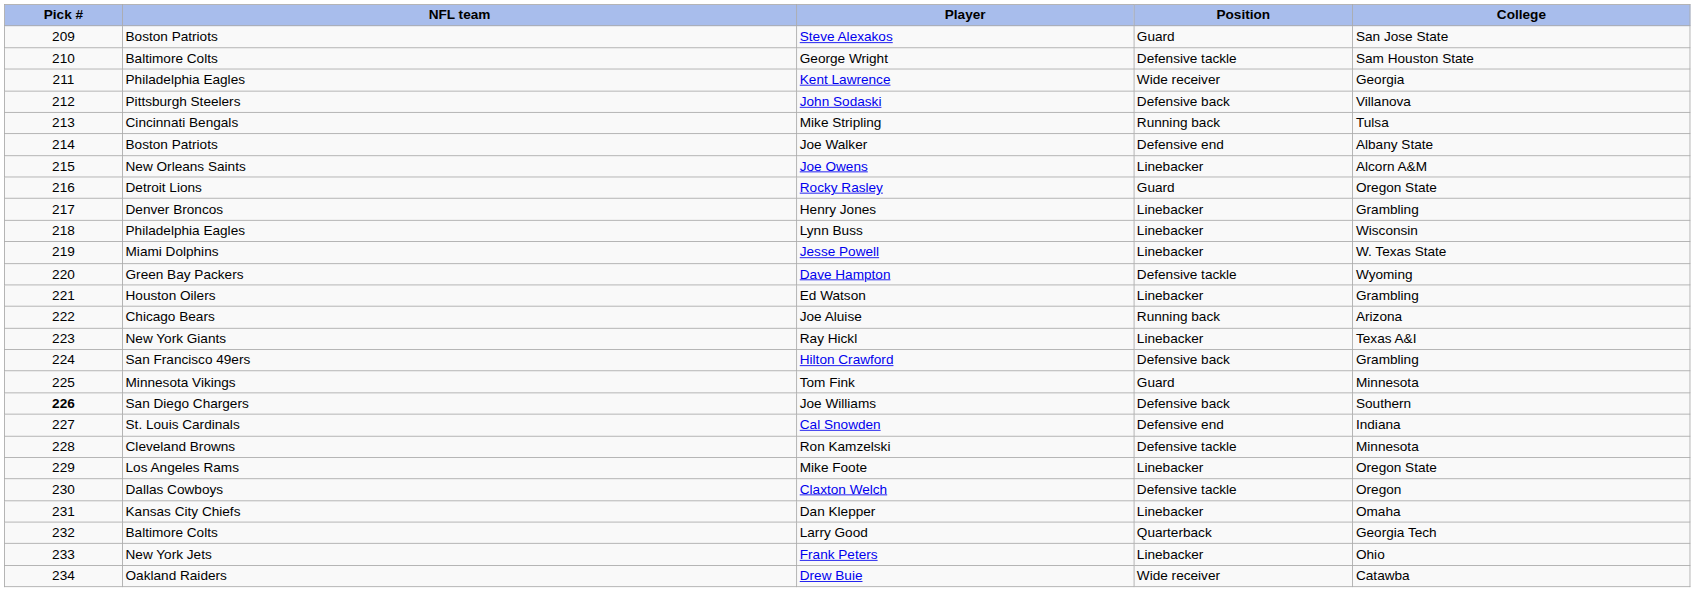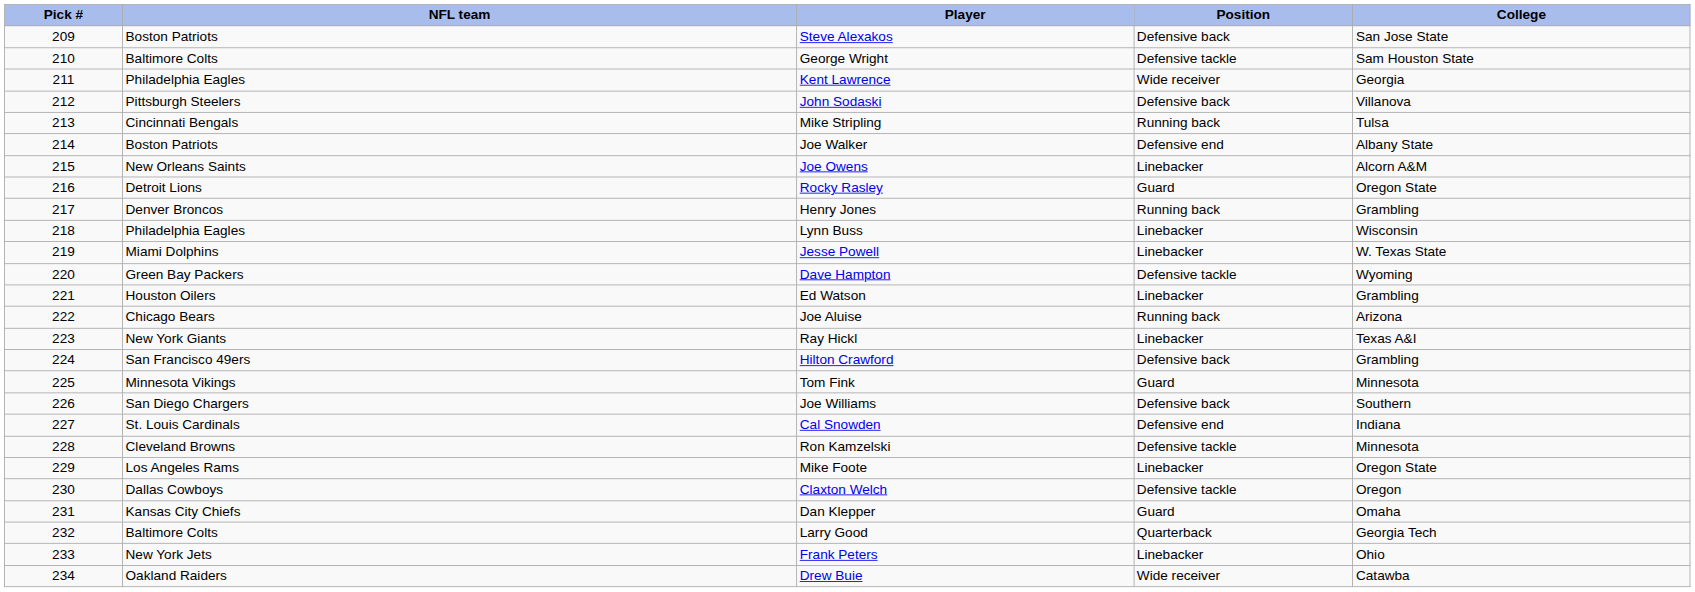(1156, 36) Guard -> (1183, 36) Defensive back
(1170, 209) Linebacker -> (1178, 209) Running back
(63, 403) bold -> (63, 403) normal
(1170, 511) Linebacker -> (1156, 511) Guard
